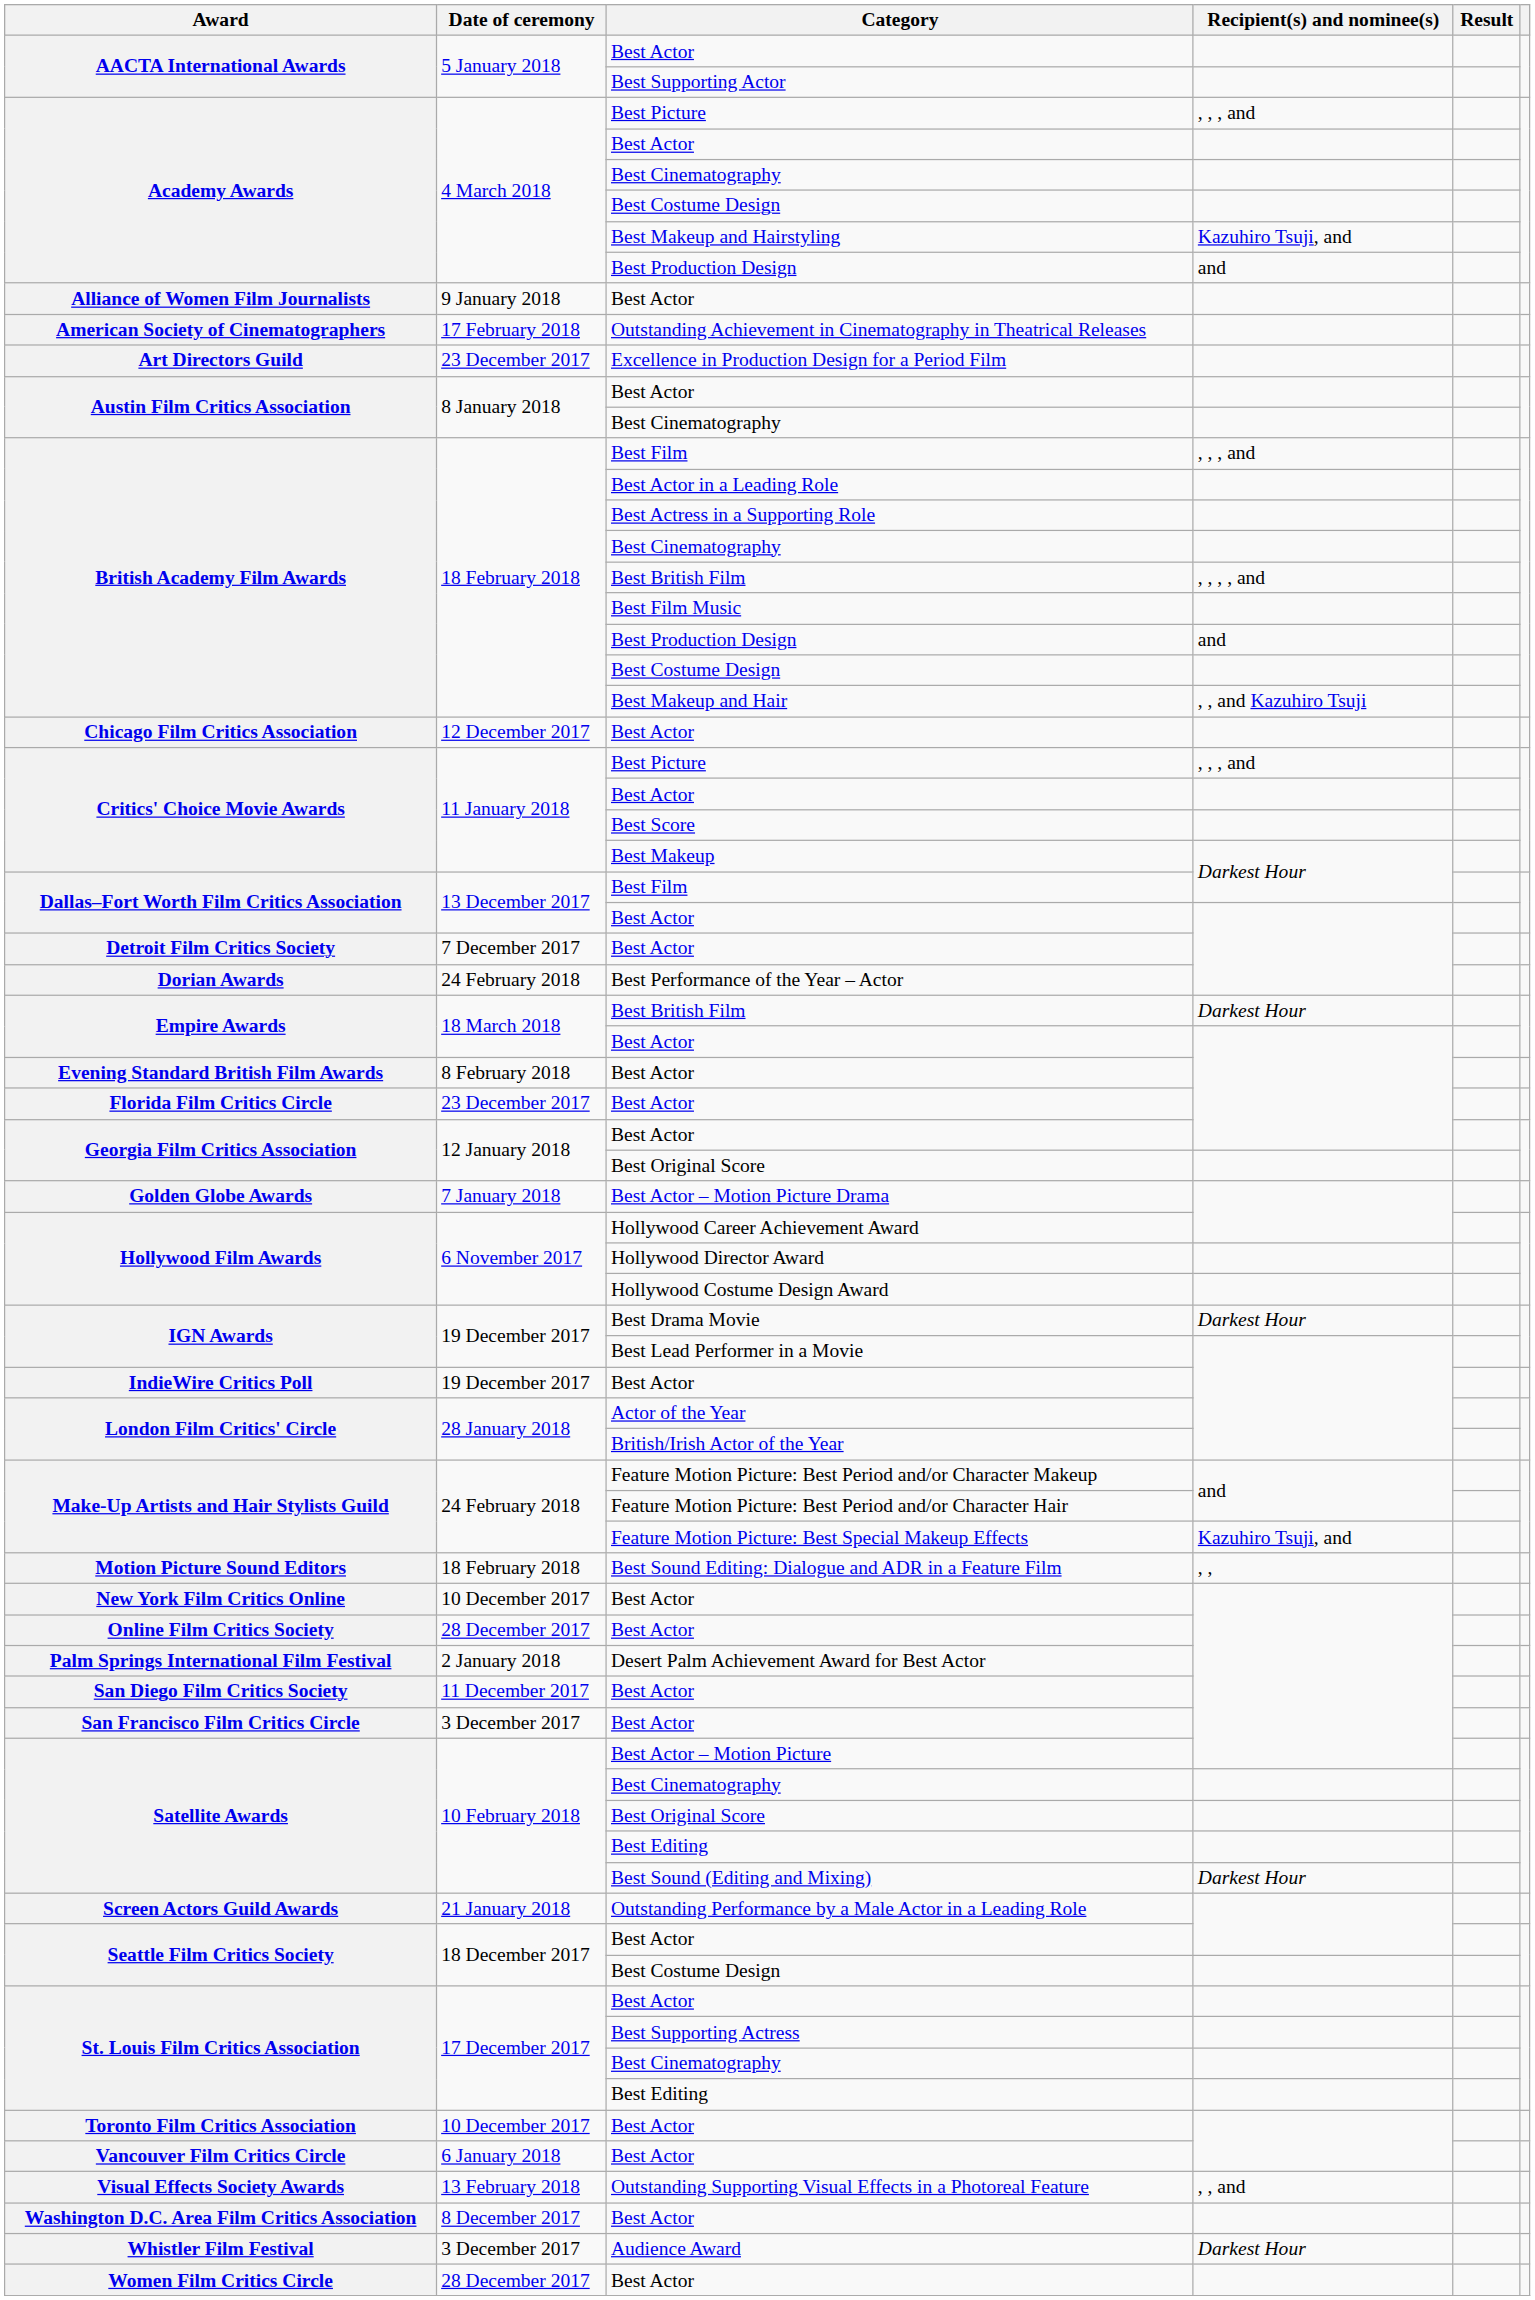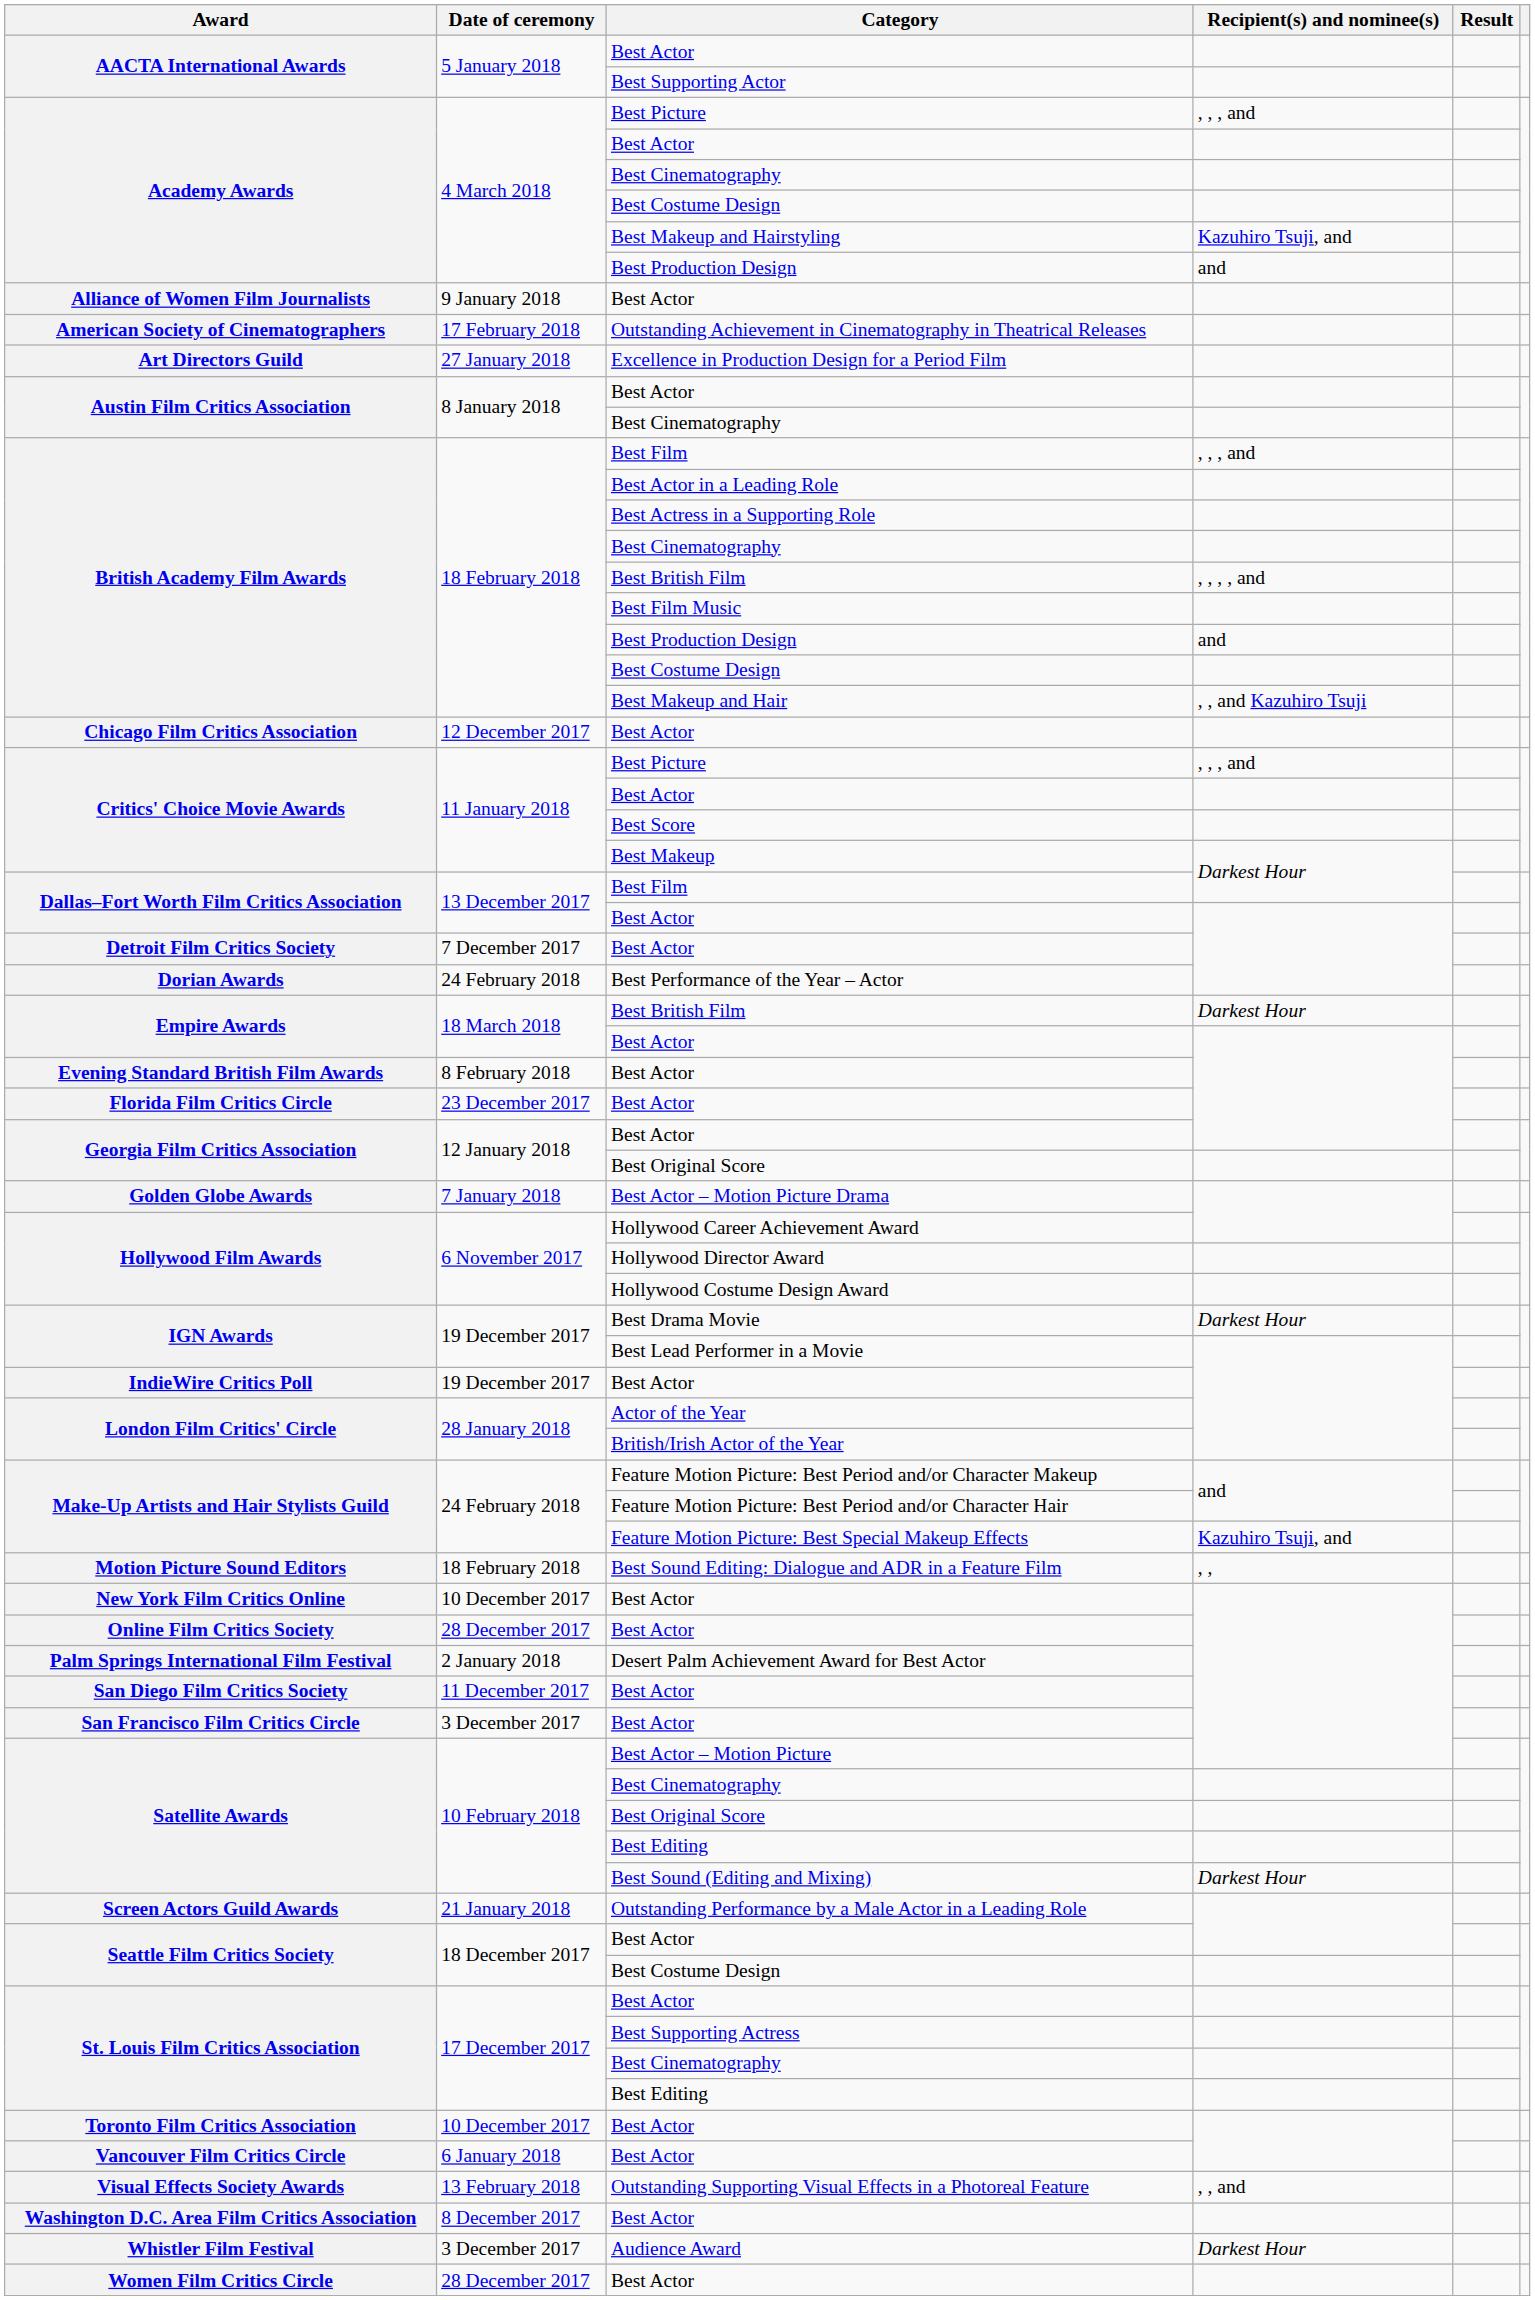(515, 360) 23 December 2017 -> (506, 360) 27 January 2018
